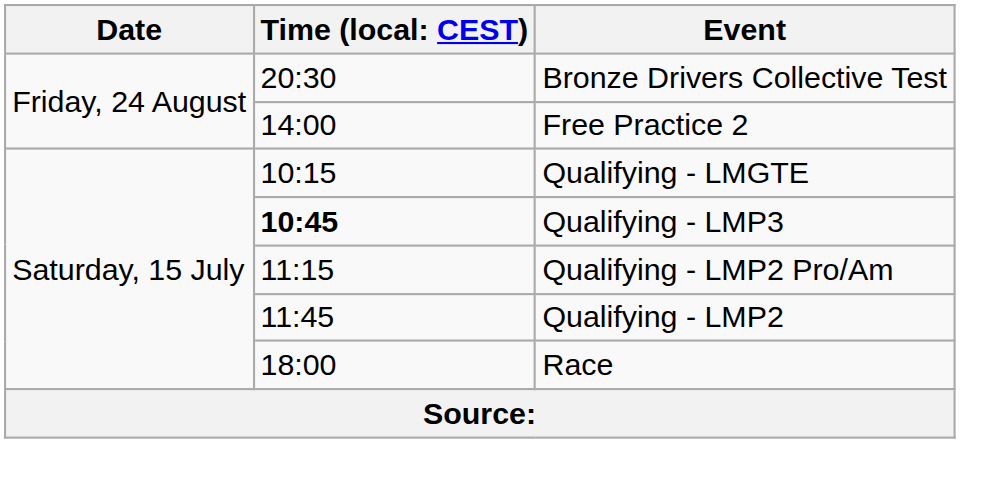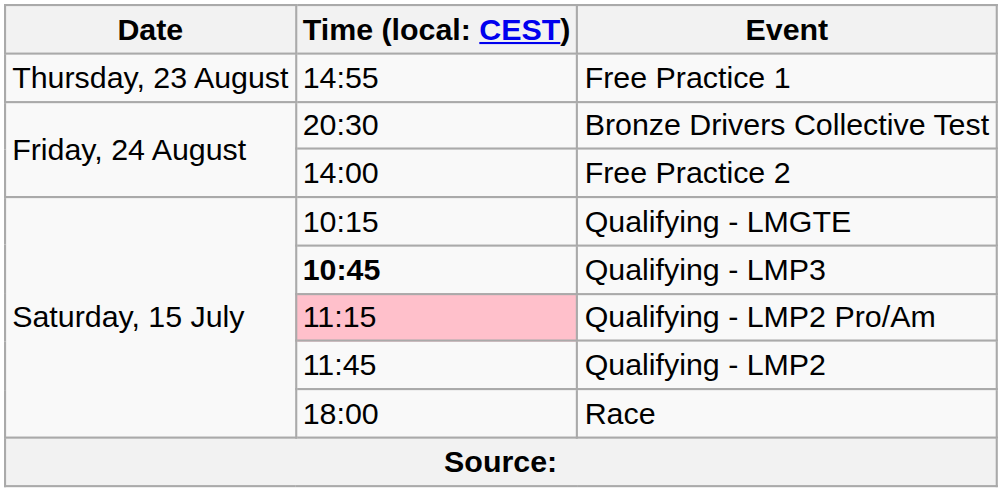+ row: (688, 77)
(297, 269) no background -> (340, 317) pink background
